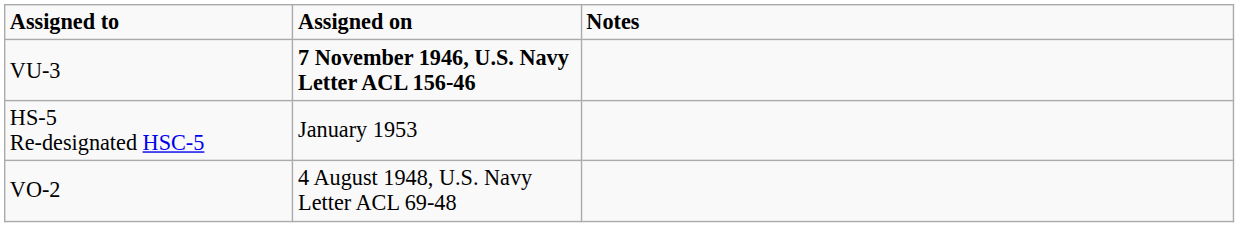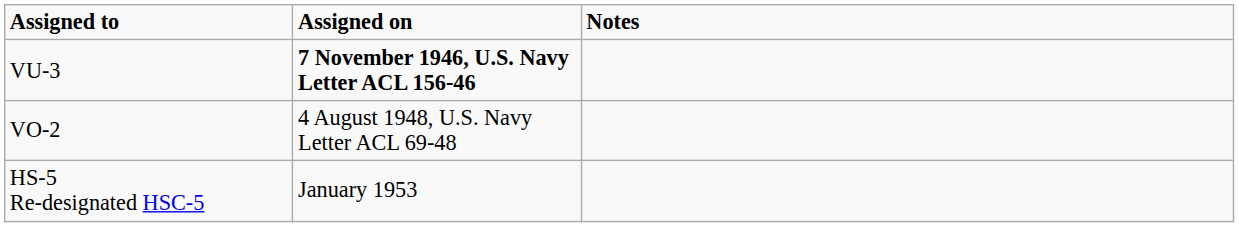rows swapped: (35, 190) <-> (107, 130)
